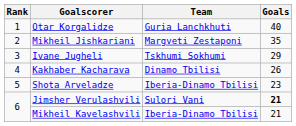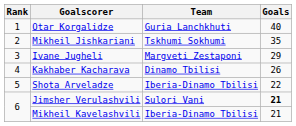(193, 41) Margveti Zestaponi -> (185, 41) Tskhumi Sokhumi
(185, 56) Tskhumi Sokhumi -> (193, 56) Margveti Zestaponi
(276, 85) 23 -> (276, 85) 22
